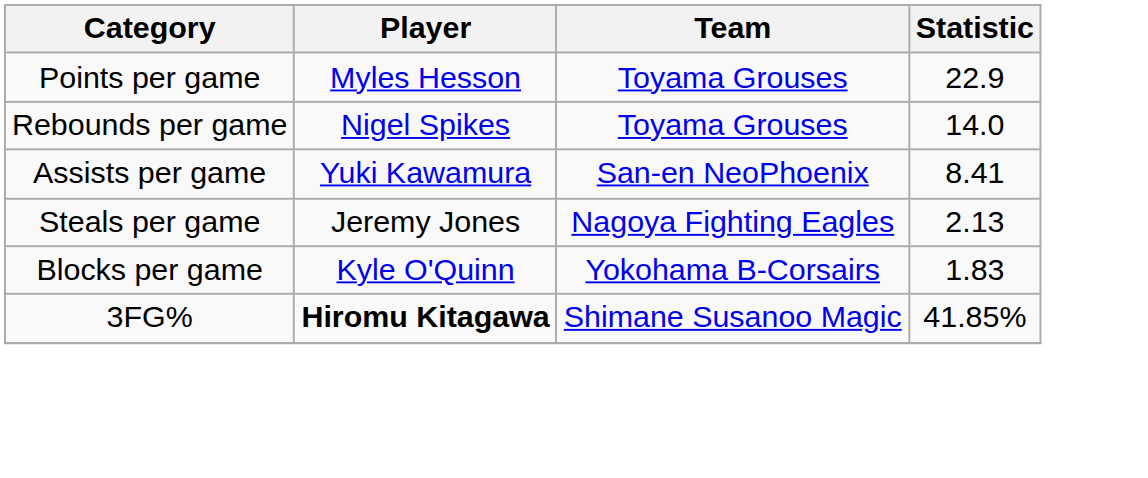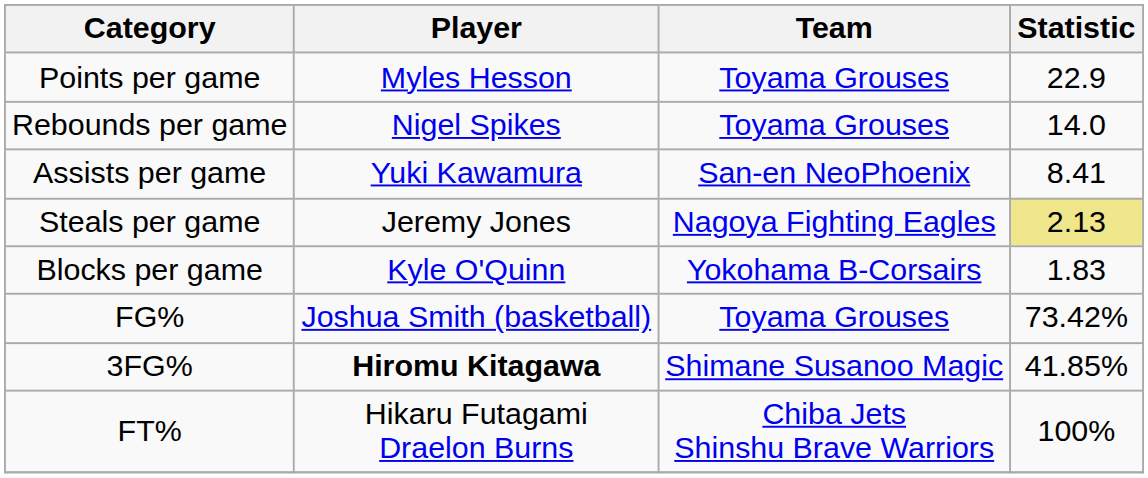(975, 221) no background -> (1076, 221) khaki background
+ row: (150, 317)
+ row: (150, 431)
